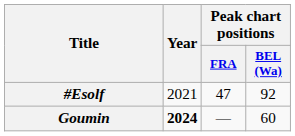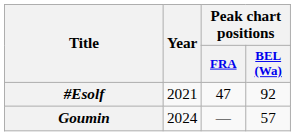(182, 118) bold -> (182, 118) normal
(268, 118) 60 -> (268, 118) 57
